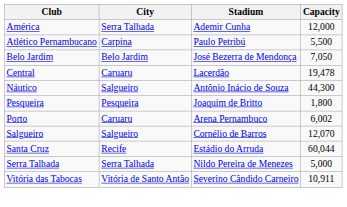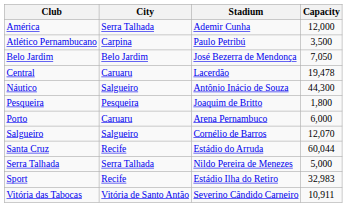(321, 42) 5,500 -> (321, 42) 3,500
(321, 118) 6,002 -> (321, 118) 6,000
+ row: (17, 179)
